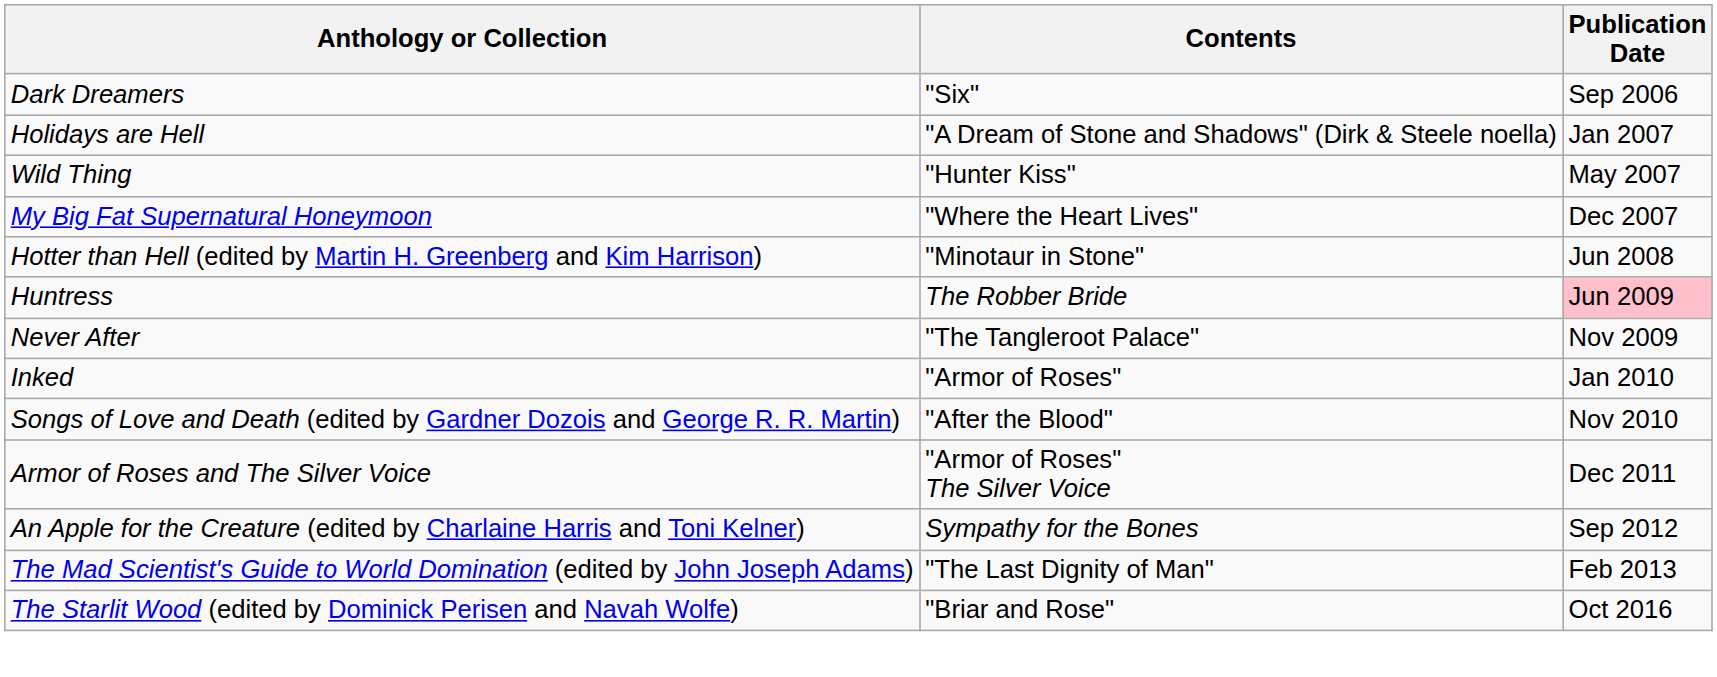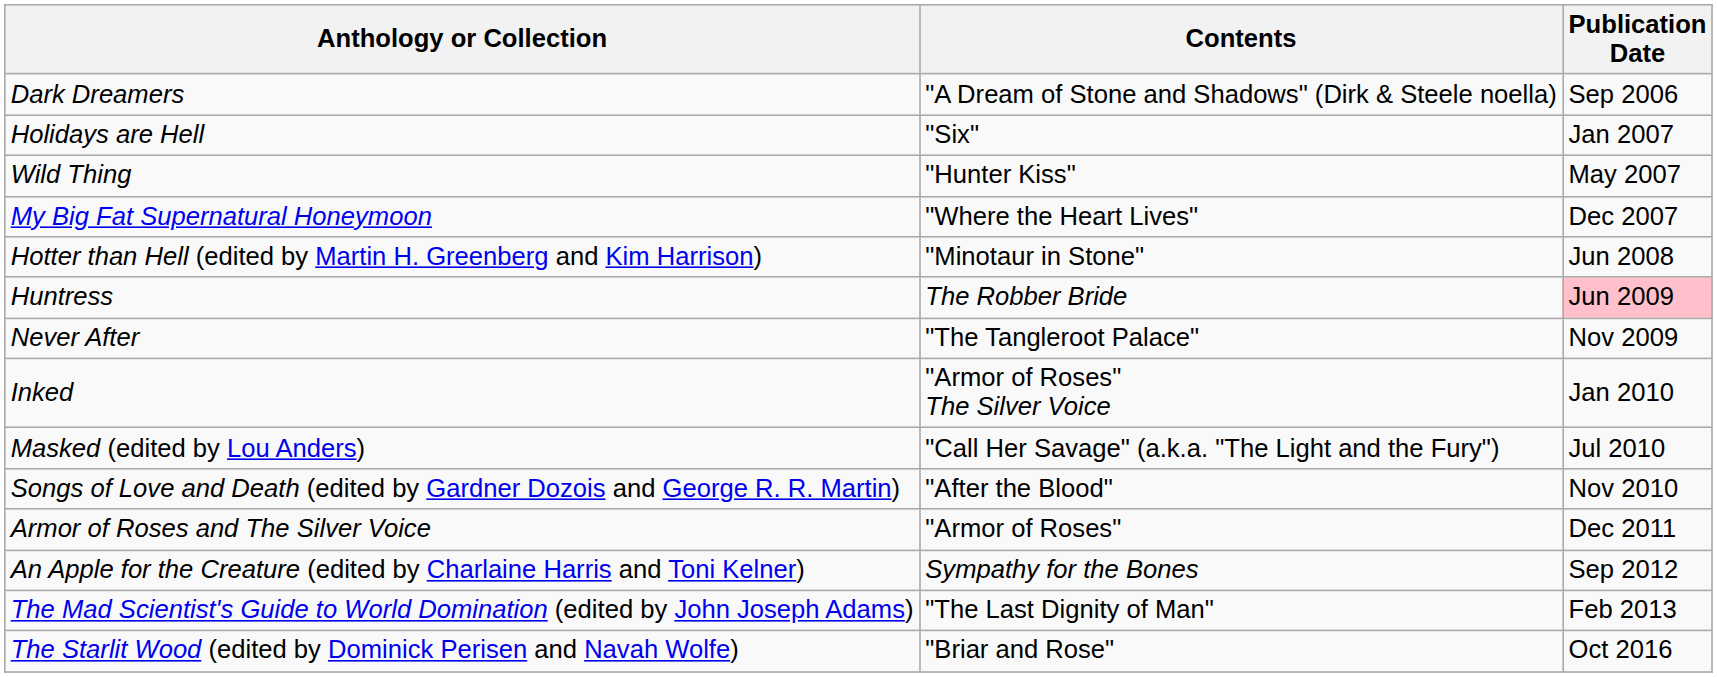(952, 94) "Six" -> (1241, 94) "A Dream of Stone and Shadows" (Dirk & Steele noella)
(1241, 134) "A Dream of Stone and Shadows" (Dirk & Steele noella) -> (952, 134) "Six"
(1023, 378) "Armor of Roses" -> (1023, 392) "Armor of Roses" The Silver Voice
+ row: (188, 447)
(1023, 474) "Armor of Roses" The Silver Voice -> (1023, 529) "Armor of Roses"
